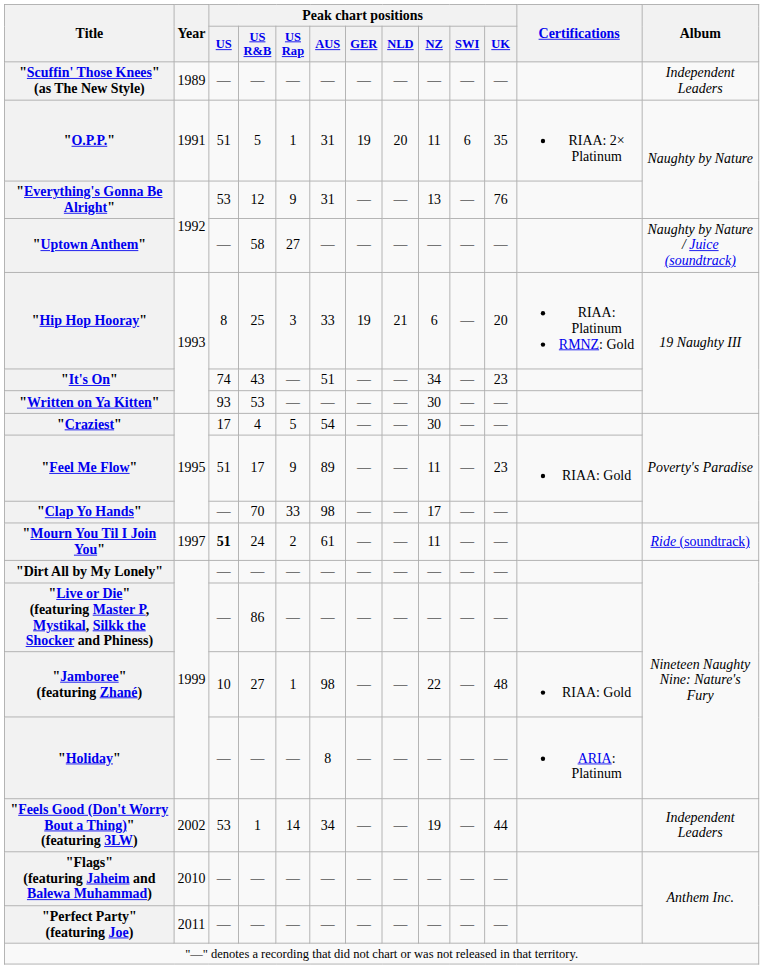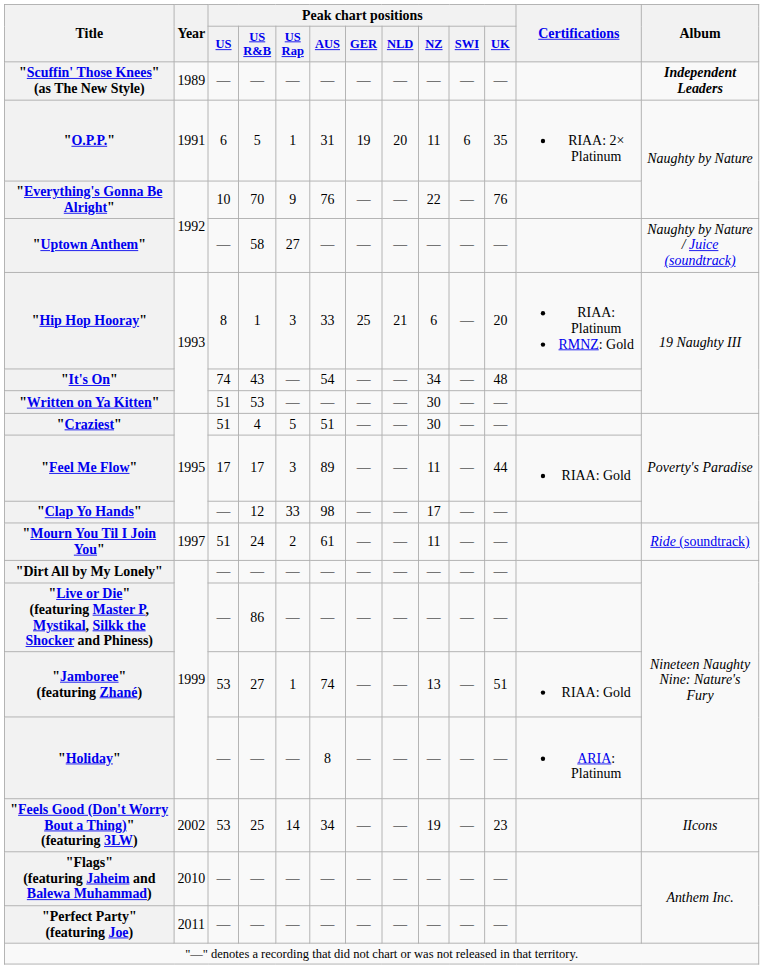(700, 80) normal -> (700, 80) bold
(224, 140) 51 -> (224, 140) 6
(224, 199) 53 -> (224, 199) 10
(257, 199) 12 -> (257, 199) 70
(328, 199) 31 -> (327, 199) 76
(434, 199) 13 -> (434, 199) 22
(257, 320) 25 -> (257, 320) 1
(364, 320) 19 -> (364, 320) 25
(328, 380) 51 -> (327, 380) 54
(501, 380) 23 -> (500, 380) 48
(224, 402) 93 -> (224, 402) 51
(224, 424) 17 -> (224, 424) 51
(328, 424) 54 -> (327, 424) 51
(224, 468) 51 -> (224, 468) 17
(293, 468) 9 -> (293, 468) 3
(501, 468) 23 -> (500, 468) 44
(257, 511) 70 -> (257, 511) 12
(224, 541) bold -> (224, 541) normal
(224, 684) 10 -> (224, 684) 53
(328, 684) 98 -> (327, 684) 74
(434, 684) 22 -> (434, 684) 13
(501, 684) 48 -> (500, 684) 51
(257, 825) 1 -> (257, 825) 25
(501, 825) 44 -> (500, 825) 23
(700, 825) Independent Leaders -> (700, 825) IIcons
